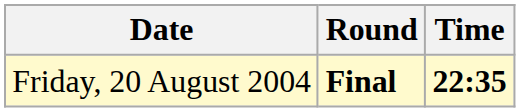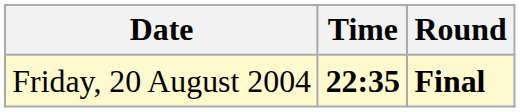columns swapped: (470, 29) <-> (372, 29)
